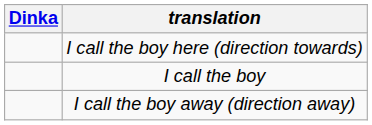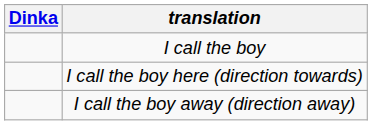rows swapped: (215, 76) <-> (215, 47)
